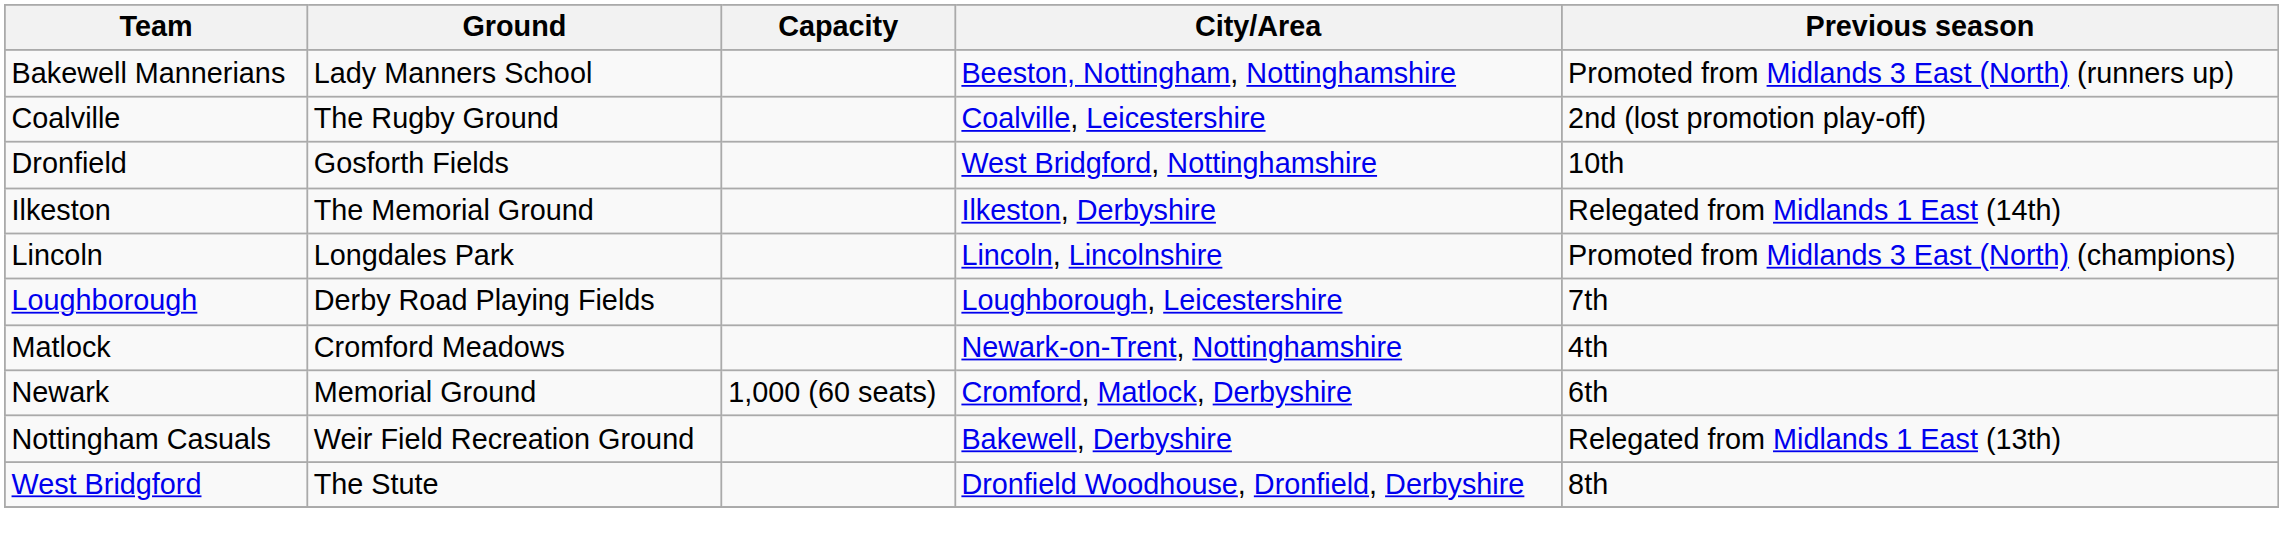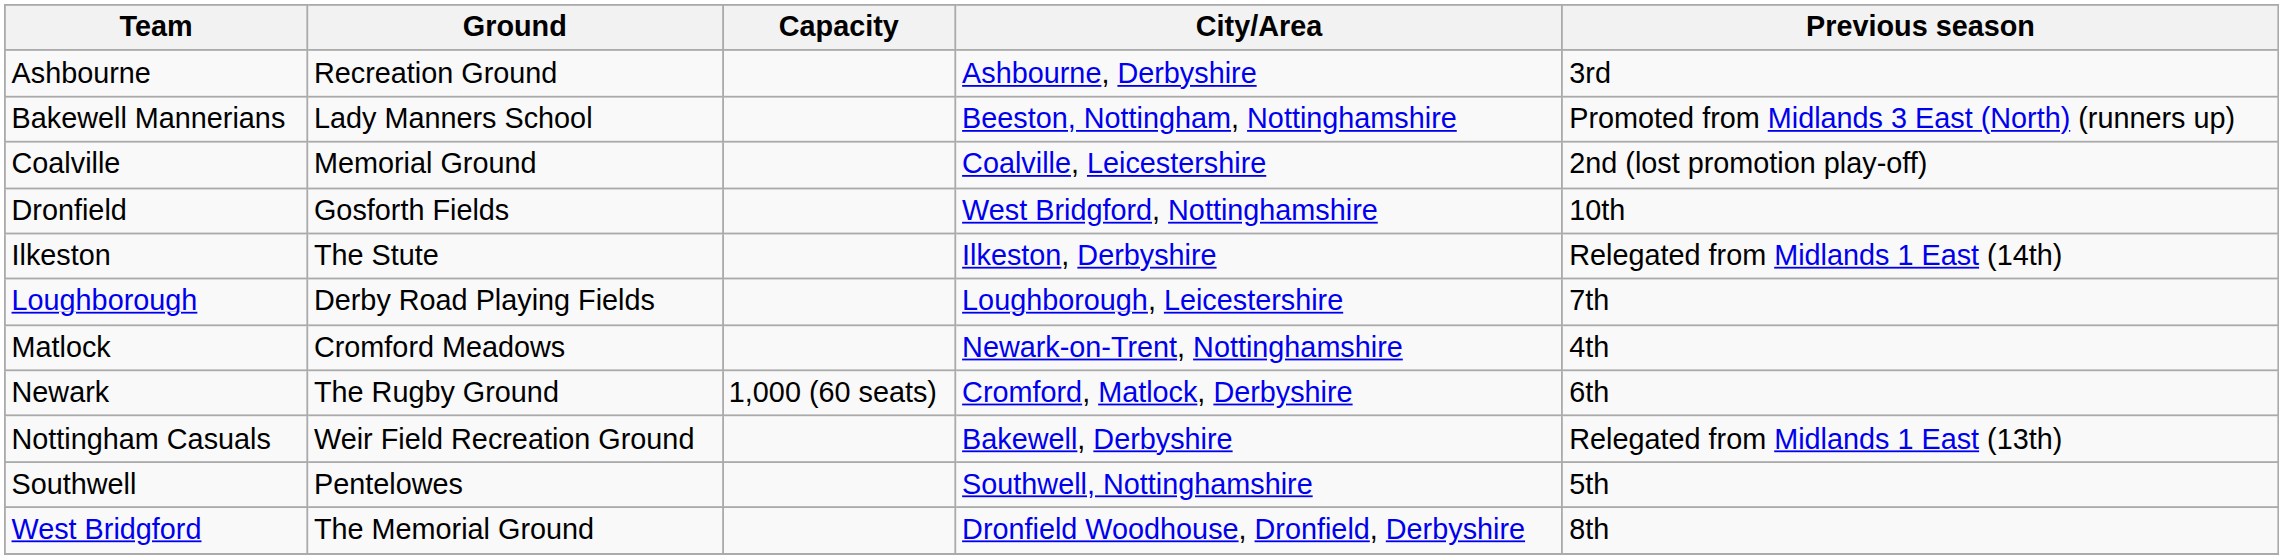+ row: (81, 73)
(436, 118) The Rugby Ground -> (425, 164) Memorial Ground
(454, 210) The Memorial Ground -> (376, 255) The Stute
- row: (57, 255)
(425, 392) Memorial Ground -> (436, 392) The Rugby Ground
+ row: (74, 484)
(376, 484) The Stute -> (454, 529) The Memorial Ground
